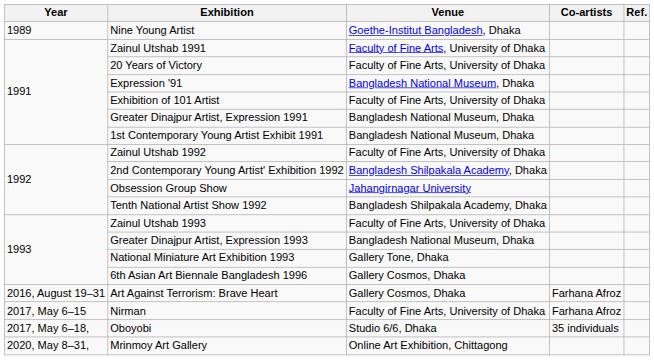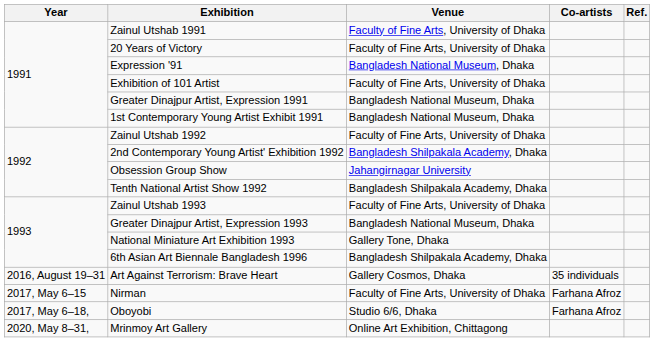- row: (152, 30)
(407, 275) Gallery Cosmos, Dhaka -> (448, 258) Bangladesh Shilpakala Academy, Dhaka
(587, 293) Farhana Afroz -> (585, 275) 35 individuals
(585, 328) 35 individuals -> (587, 310) Farhana Afroz
